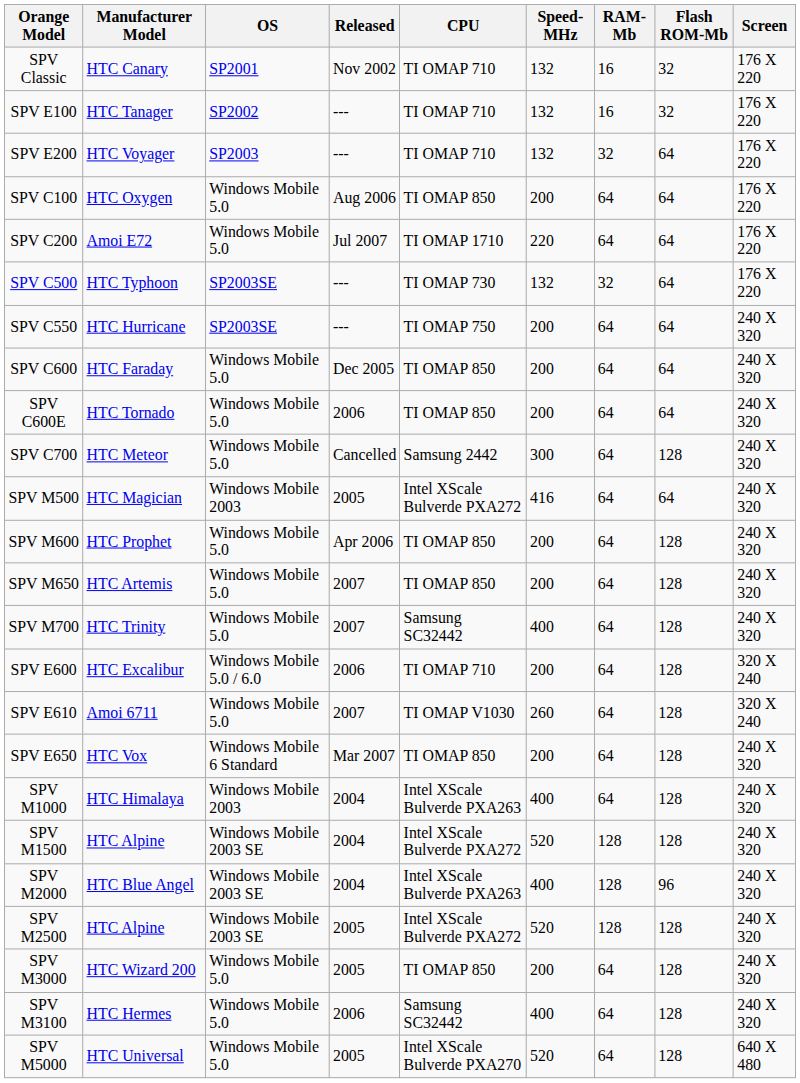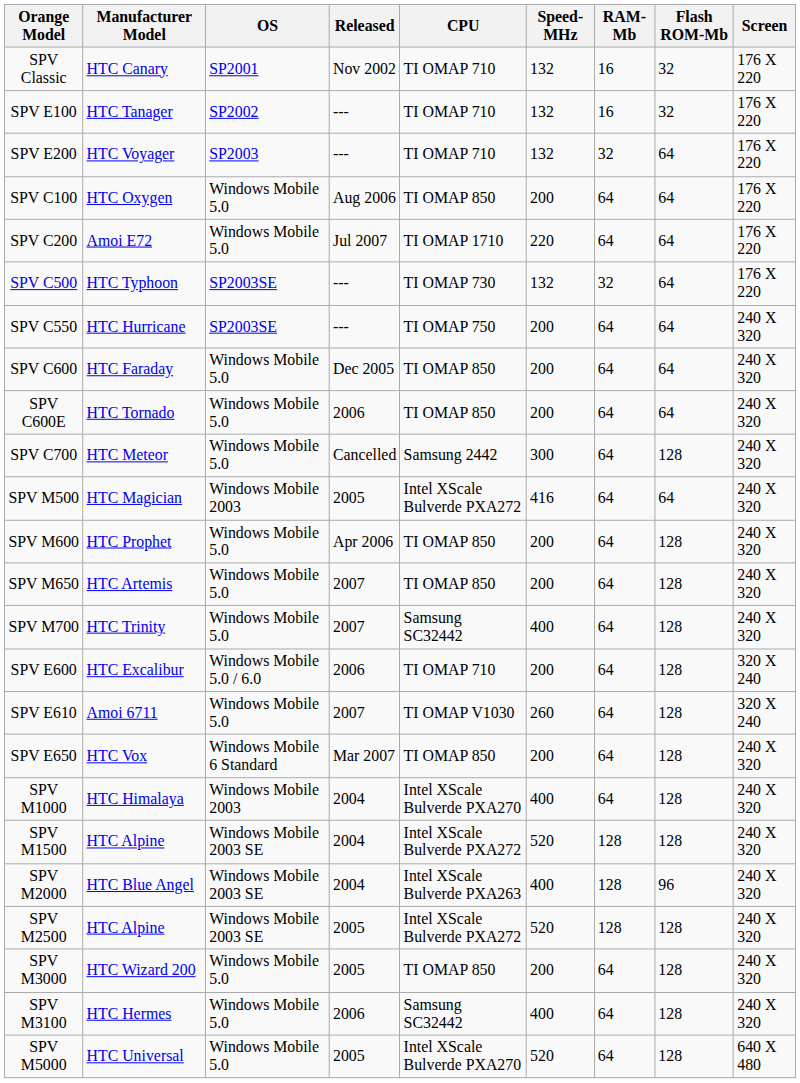(462, 798) Intel XScale Bulverde PXA263 -> (462, 798) Intel XScale Bulverde PXA270
